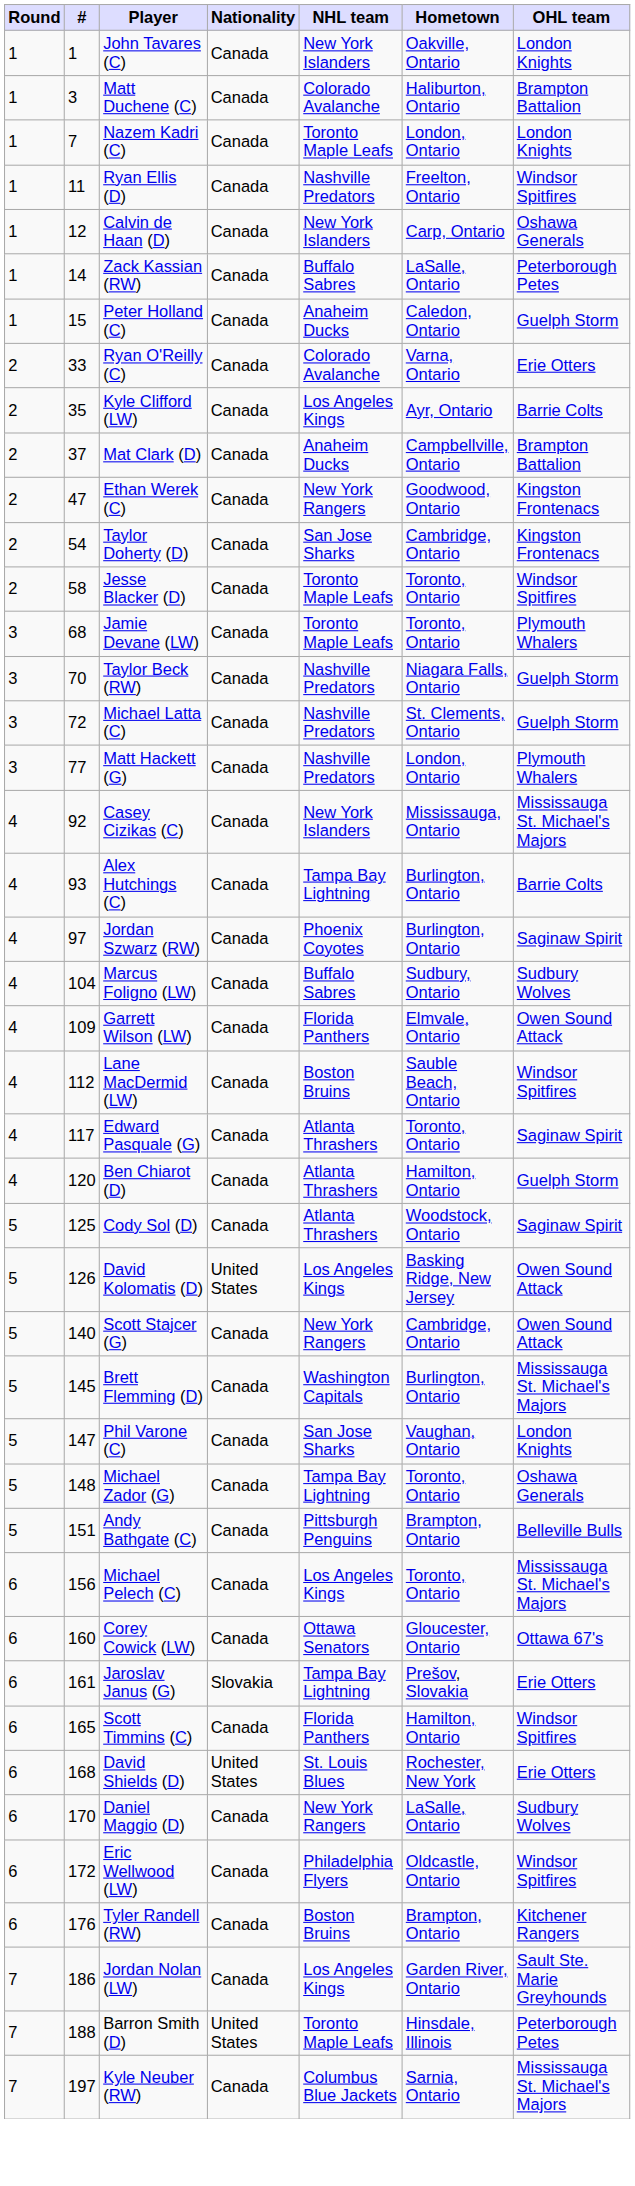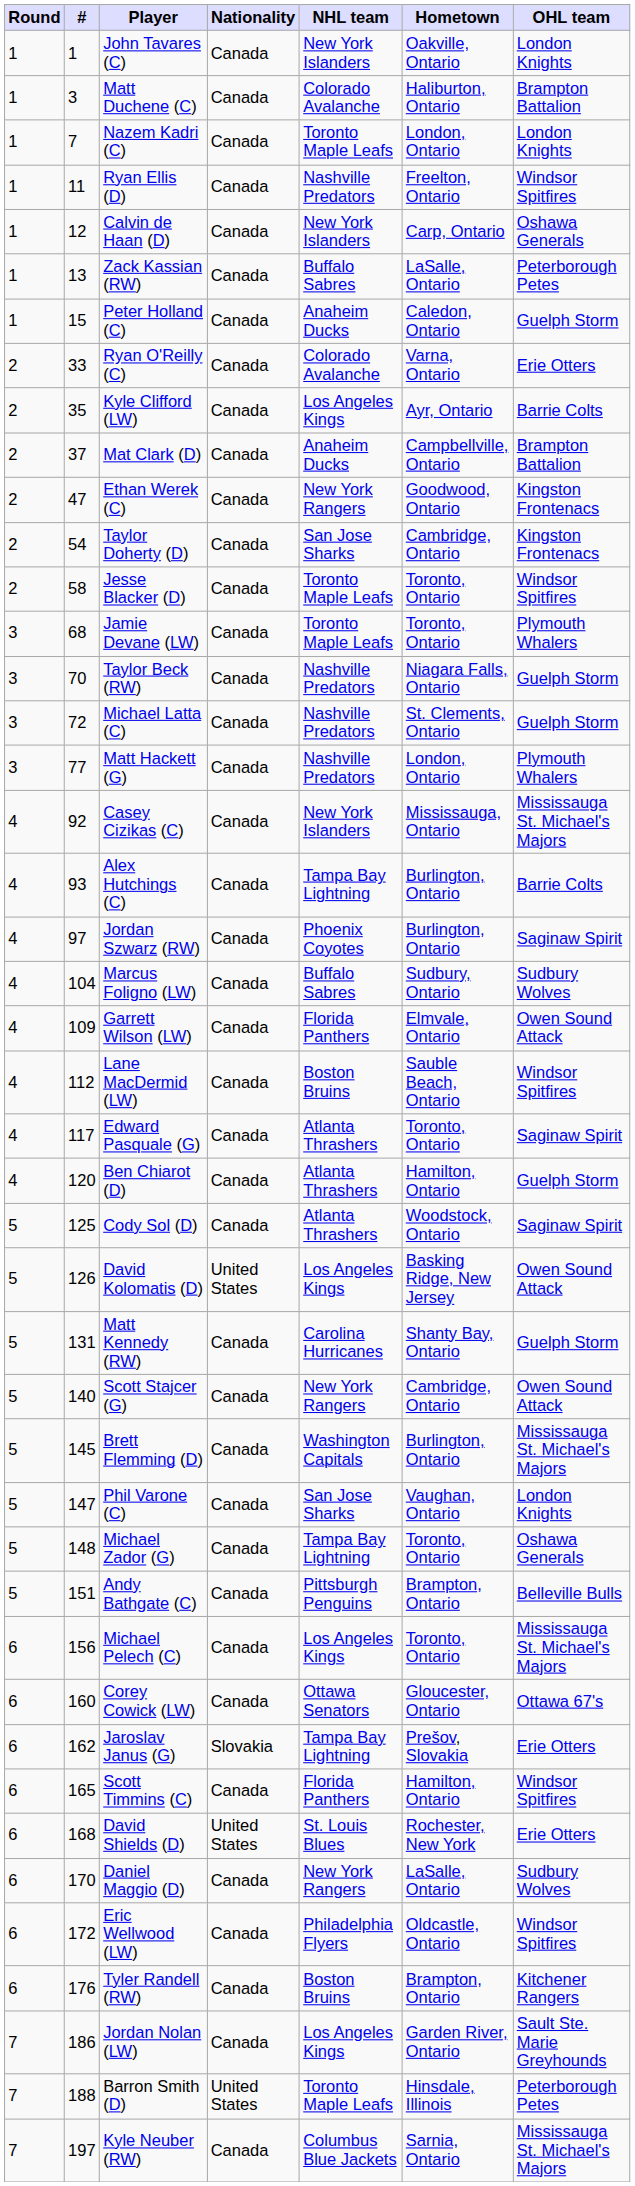(77, 276) 14 -> (77, 276) 13
+ row: (136, 1342)
(82, 1683) 161 -> (82, 1746) 162
